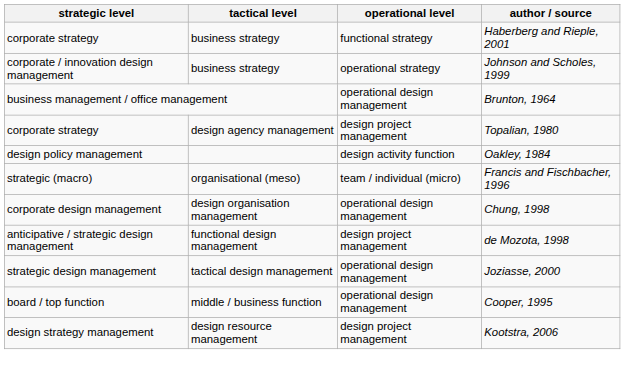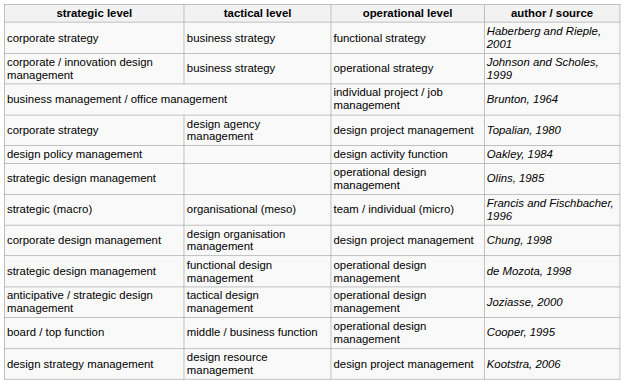(387, 99) operational design management -> (388, 99) individual project / job management
+ row: (516, 179)
(387, 209) operational design management -> (404, 240) design project management
(80, 240) anticipative / strategic design management -> (81, 271) strategic design management
(376, 240) design project management -> (380, 271) operational design management
(81, 271) strategic design management -> (80, 302) anticipative / strategic design management
